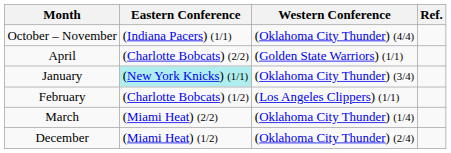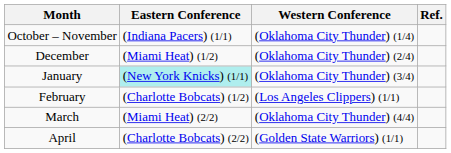(334, 35) (Oklahoma City Thunder) (4/4) -> (334, 35) (Oklahoma City Thunder) (1/4)
rows swapped: (62, 138) <-> (62, 55)
(334, 117) (Oklahoma City Thunder) (1/4) -> (334, 117) (Oklahoma City Thunder) (4/4)
